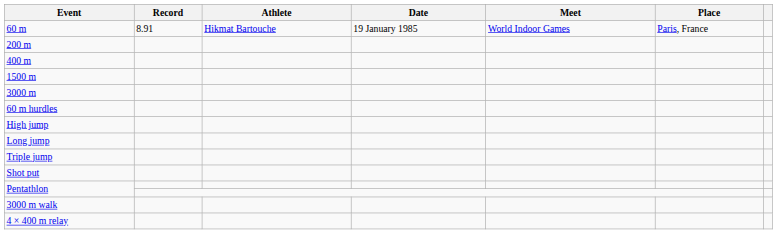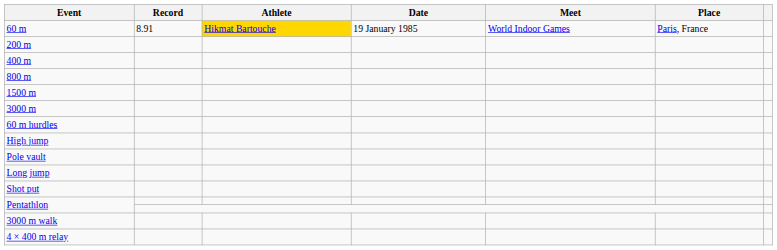(240, 28) no background -> (240, 28) gold background
+ row: (19, 76)
+ row: (26, 157)
- row: (29, 157)
